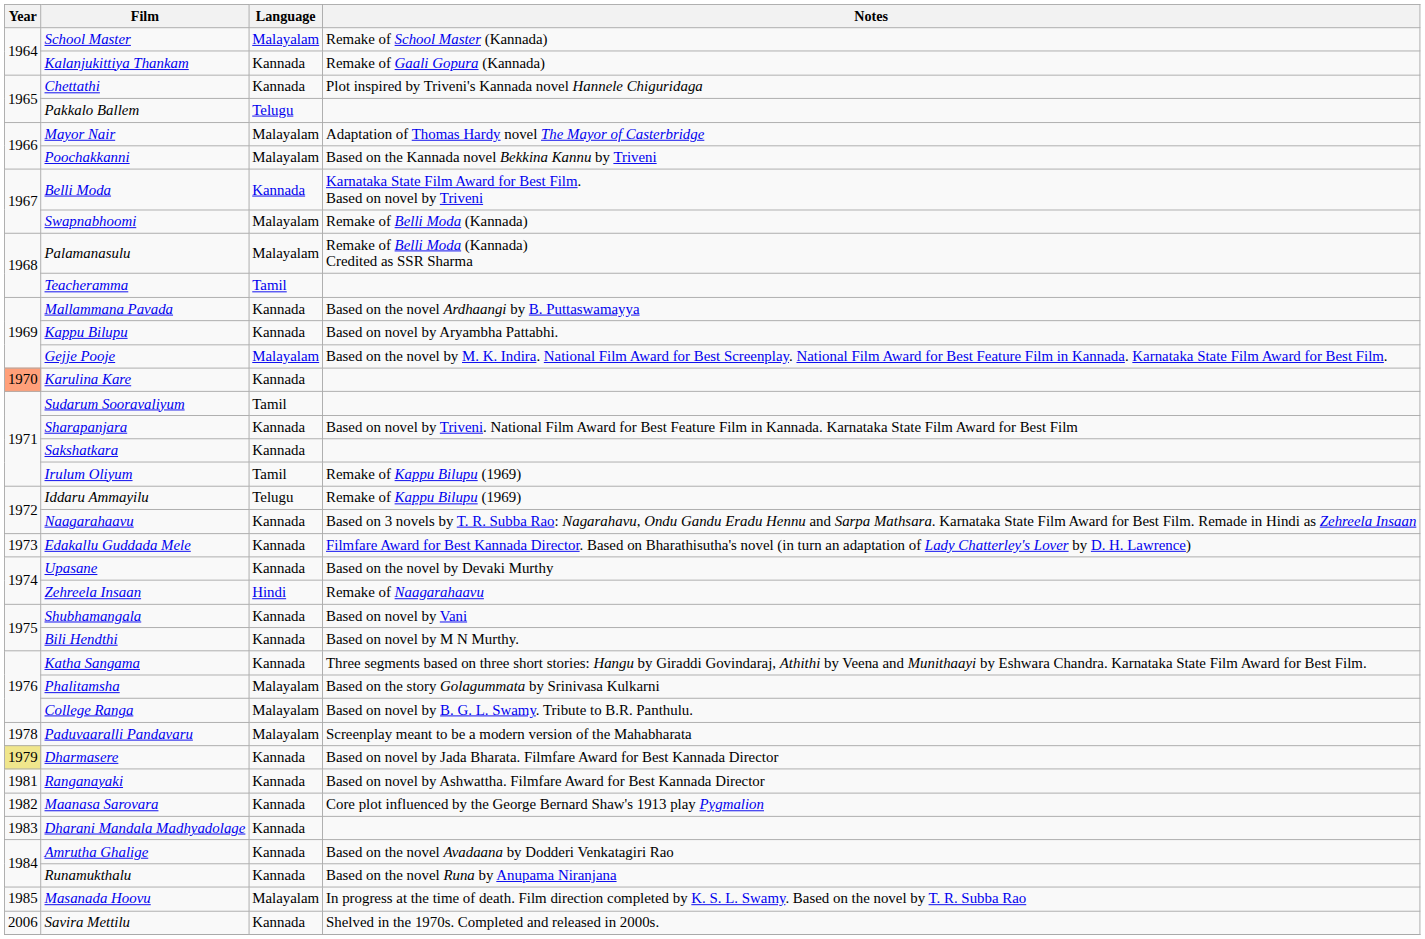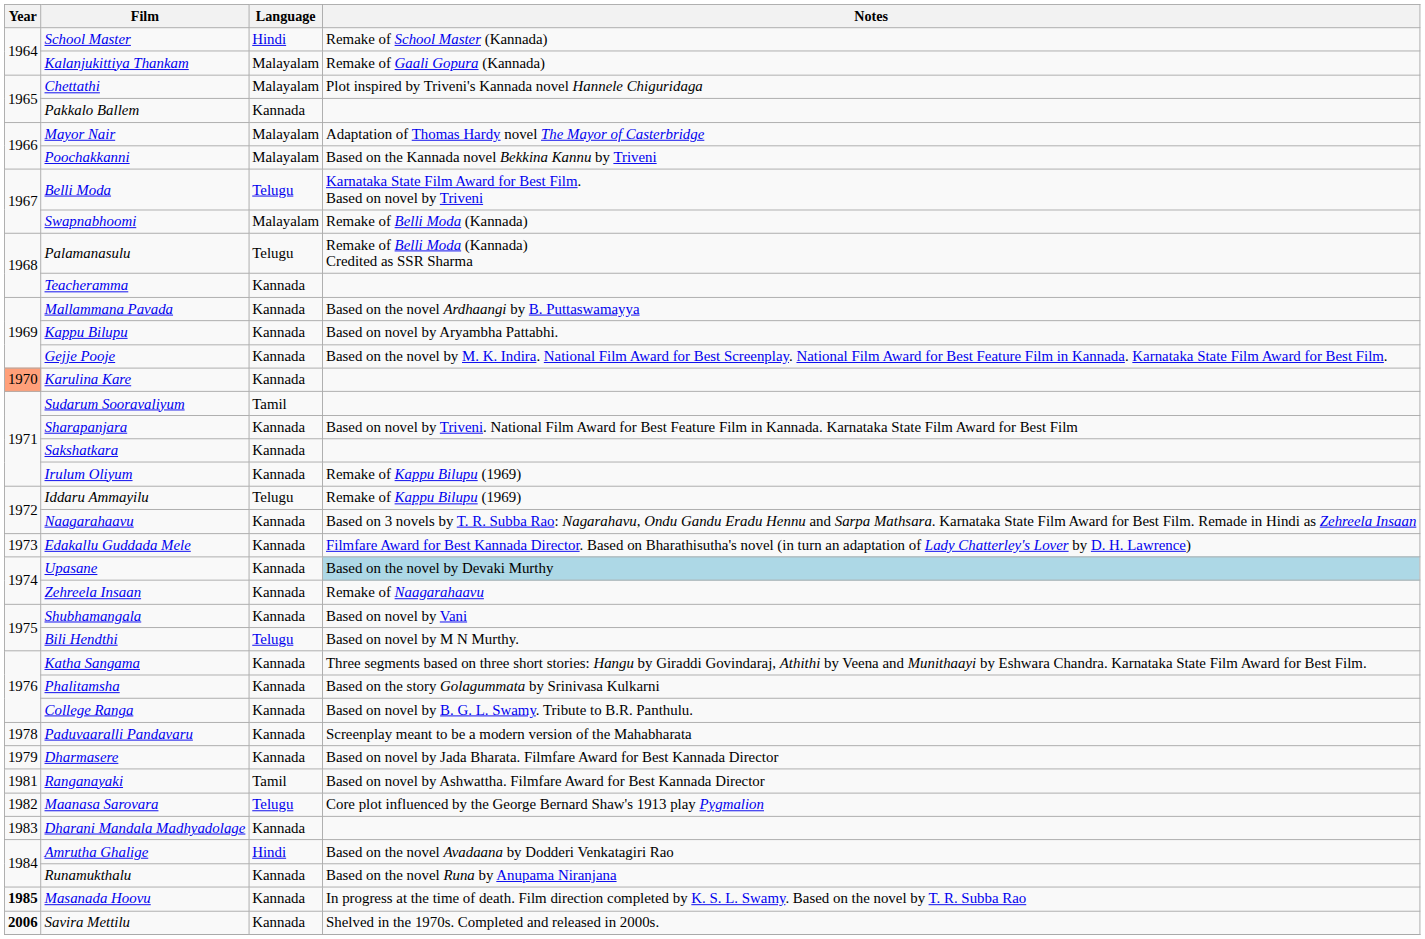(286, 39) Malayalam -> (269, 39) Hindi
(279, 63) Kannada -> (286, 63) Malayalam
(279, 86) Kannada -> (286, 86) Malayalam
(273, 110) Telugu -> (279, 110) Kannada
(279, 189) Kannada -> (273, 189) Telugu
(286, 253) Malayalam -> (273, 253) Telugu
(269, 285) Tamil -> (279, 285) Kannada
(286, 356) Malayalam -> (279, 356) Kannada
(269, 474) Tamil -> (279, 474) Kannada
(440, 568) no background -> (440, 568) lightblue background
(269, 592) Hindi -> (279, 592) Kannada
(279, 639) Kannada -> (273, 639) Telugu
(286, 686) Malayalam -> (279, 686) Kannada
(286, 710) Malayalam -> (279, 710) Kannada
(286, 733) Malayalam -> (279, 733) Kannada
(23, 757) khaki background -> (23, 757) no background
(279, 781) Kannada -> (269, 781) Tamil
(279, 804) Kannada -> (273, 804) Telugu
(279, 851) Kannada -> (269, 851) Hindi
(23, 899) normal -> (23, 899) bold
(286, 899) Malayalam -> (279, 899) Kannada
(23, 922) normal -> (23, 922) bold
